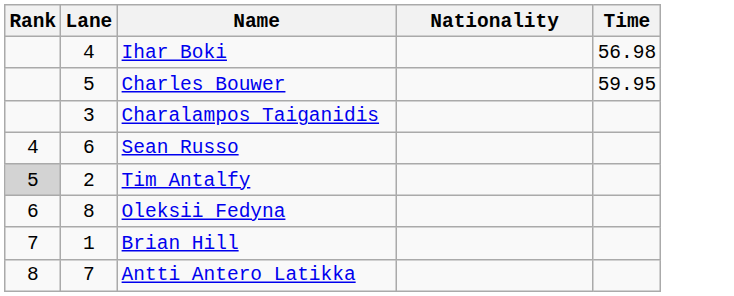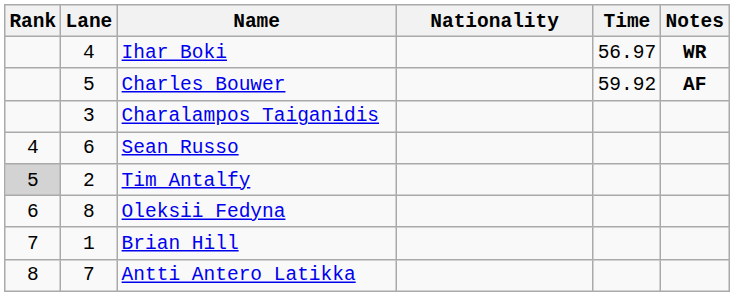+ column: (695, 21)
(627, 52) 56.98 -> (627, 52) 56.97
(627, 84) 59.95 -> (627, 84) 59.92
